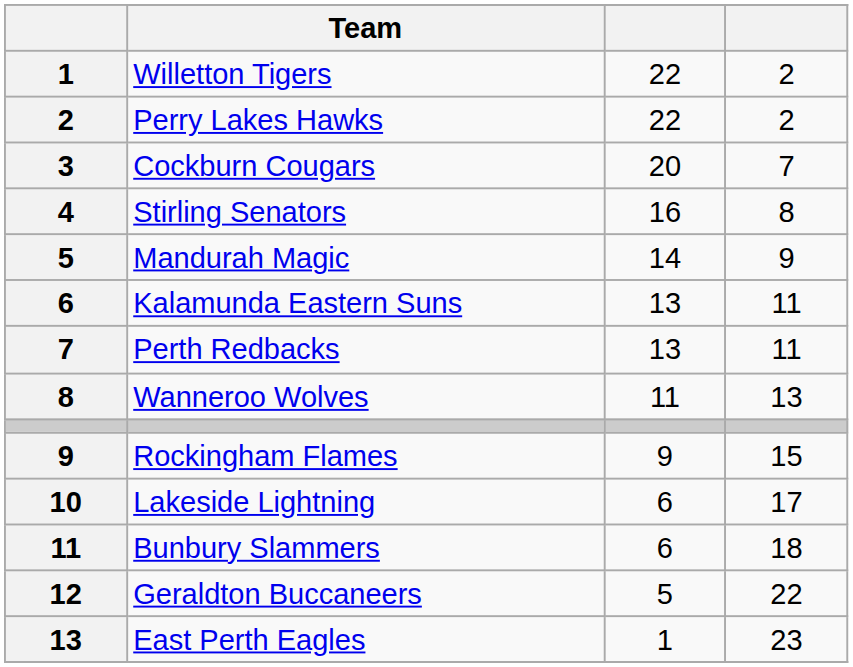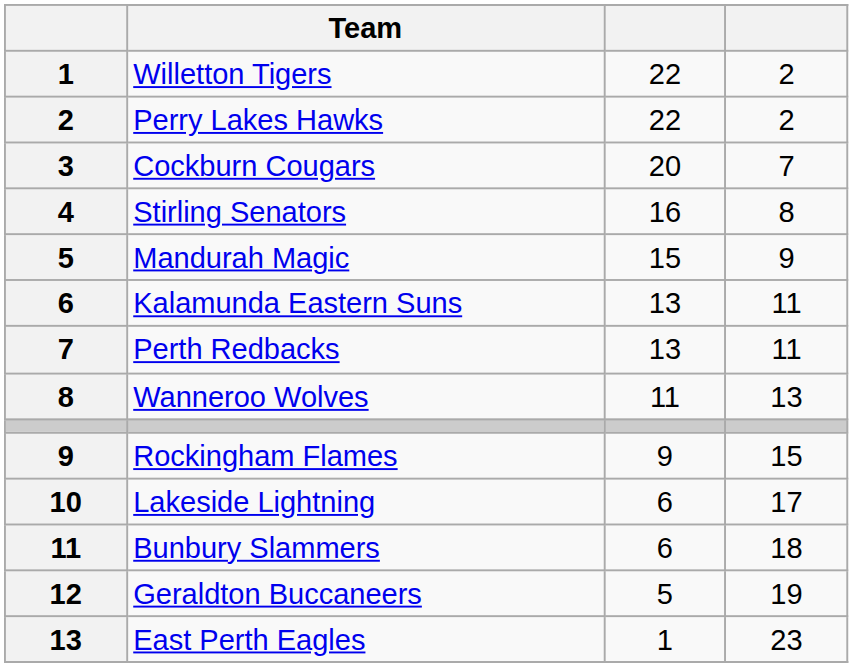(665, 258) 14 -> (665, 258) 15
(786, 593) 22 -> (786, 593) 19
